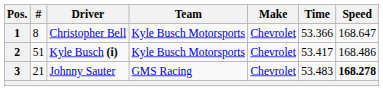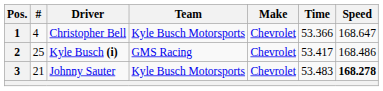(36, 33) 8 -> (36, 33) 4
(38, 52) 51 -> (38, 52) 25
(188, 52) Kyle Busch Motorsports -> (162, 52) GMS Racing
(162, 71) GMS Racing -> (188, 71) Kyle Busch Motorsports
